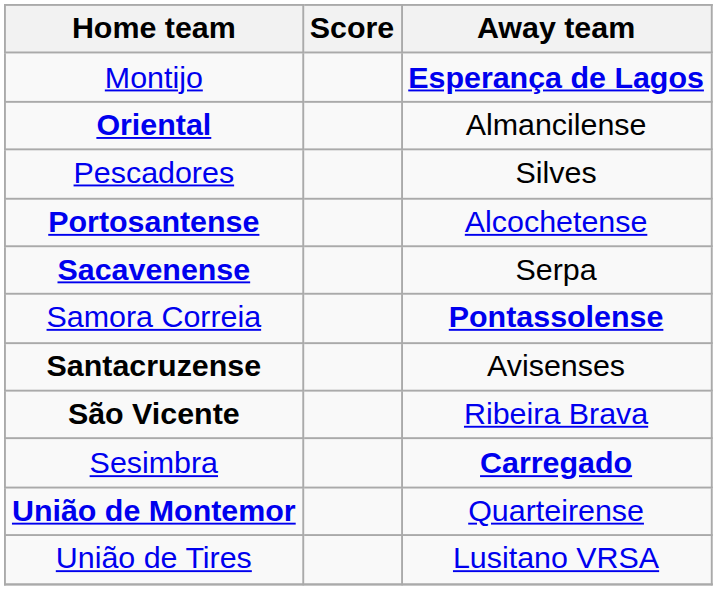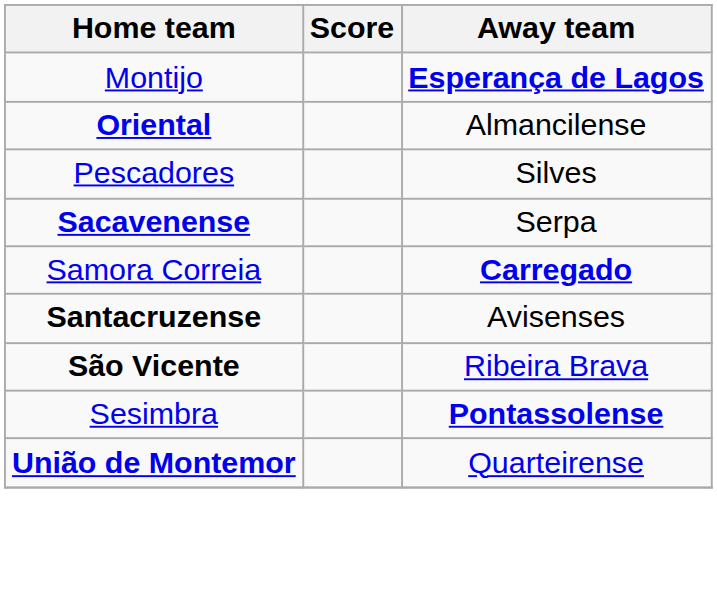- row: (154, 221)
(556, 317) Pontassolense -> (556, 269) Carregado
(556, 462) Carregado -> (556, 414) Pontassolense
- row: (154, 558)
